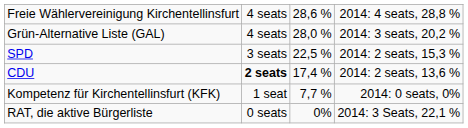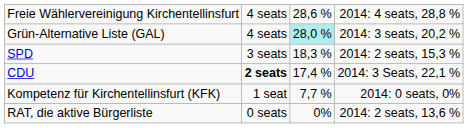(312, 34) no background -> (312, 34) paleturquoise background
(312, 53) 22,5 % -> (312, 53) 18,3 %
(400, 73) 2014: 2 seats, 13,6 % -> (399, 73) 2014: 3 Seats, 22,1 %
(399, 113) 2014: 3 Seats, 22,1 % -> (400, 113) 2014: 2 seats, 13,6 %
